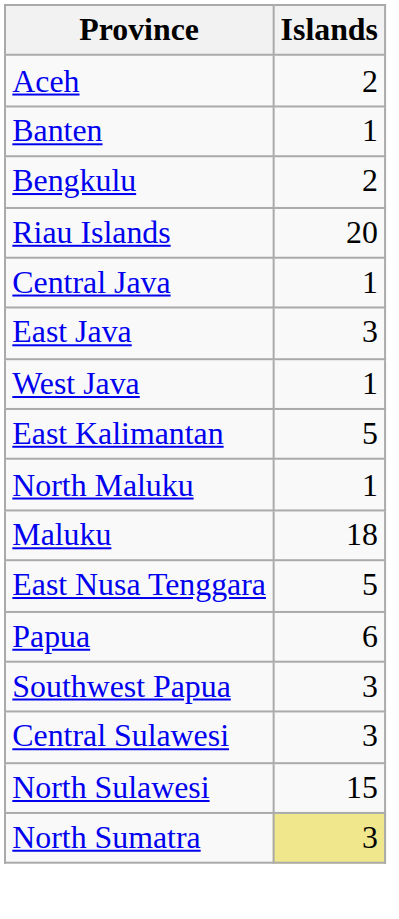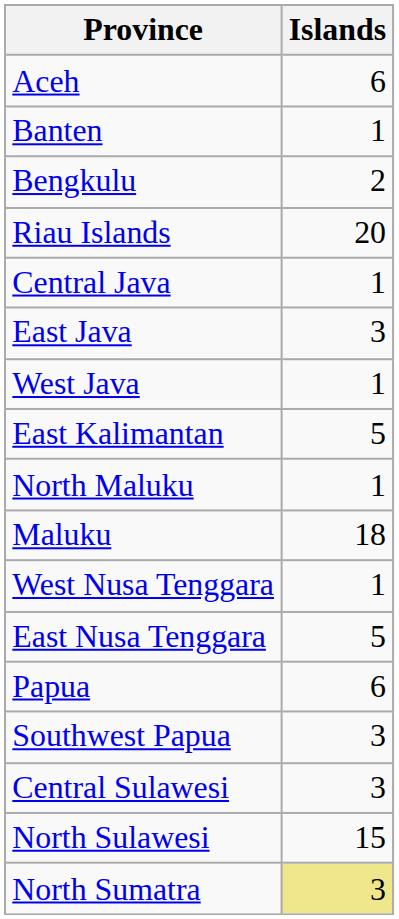(370, 80) 2 -> (378, 80) 6
+ row: (143, 585)
